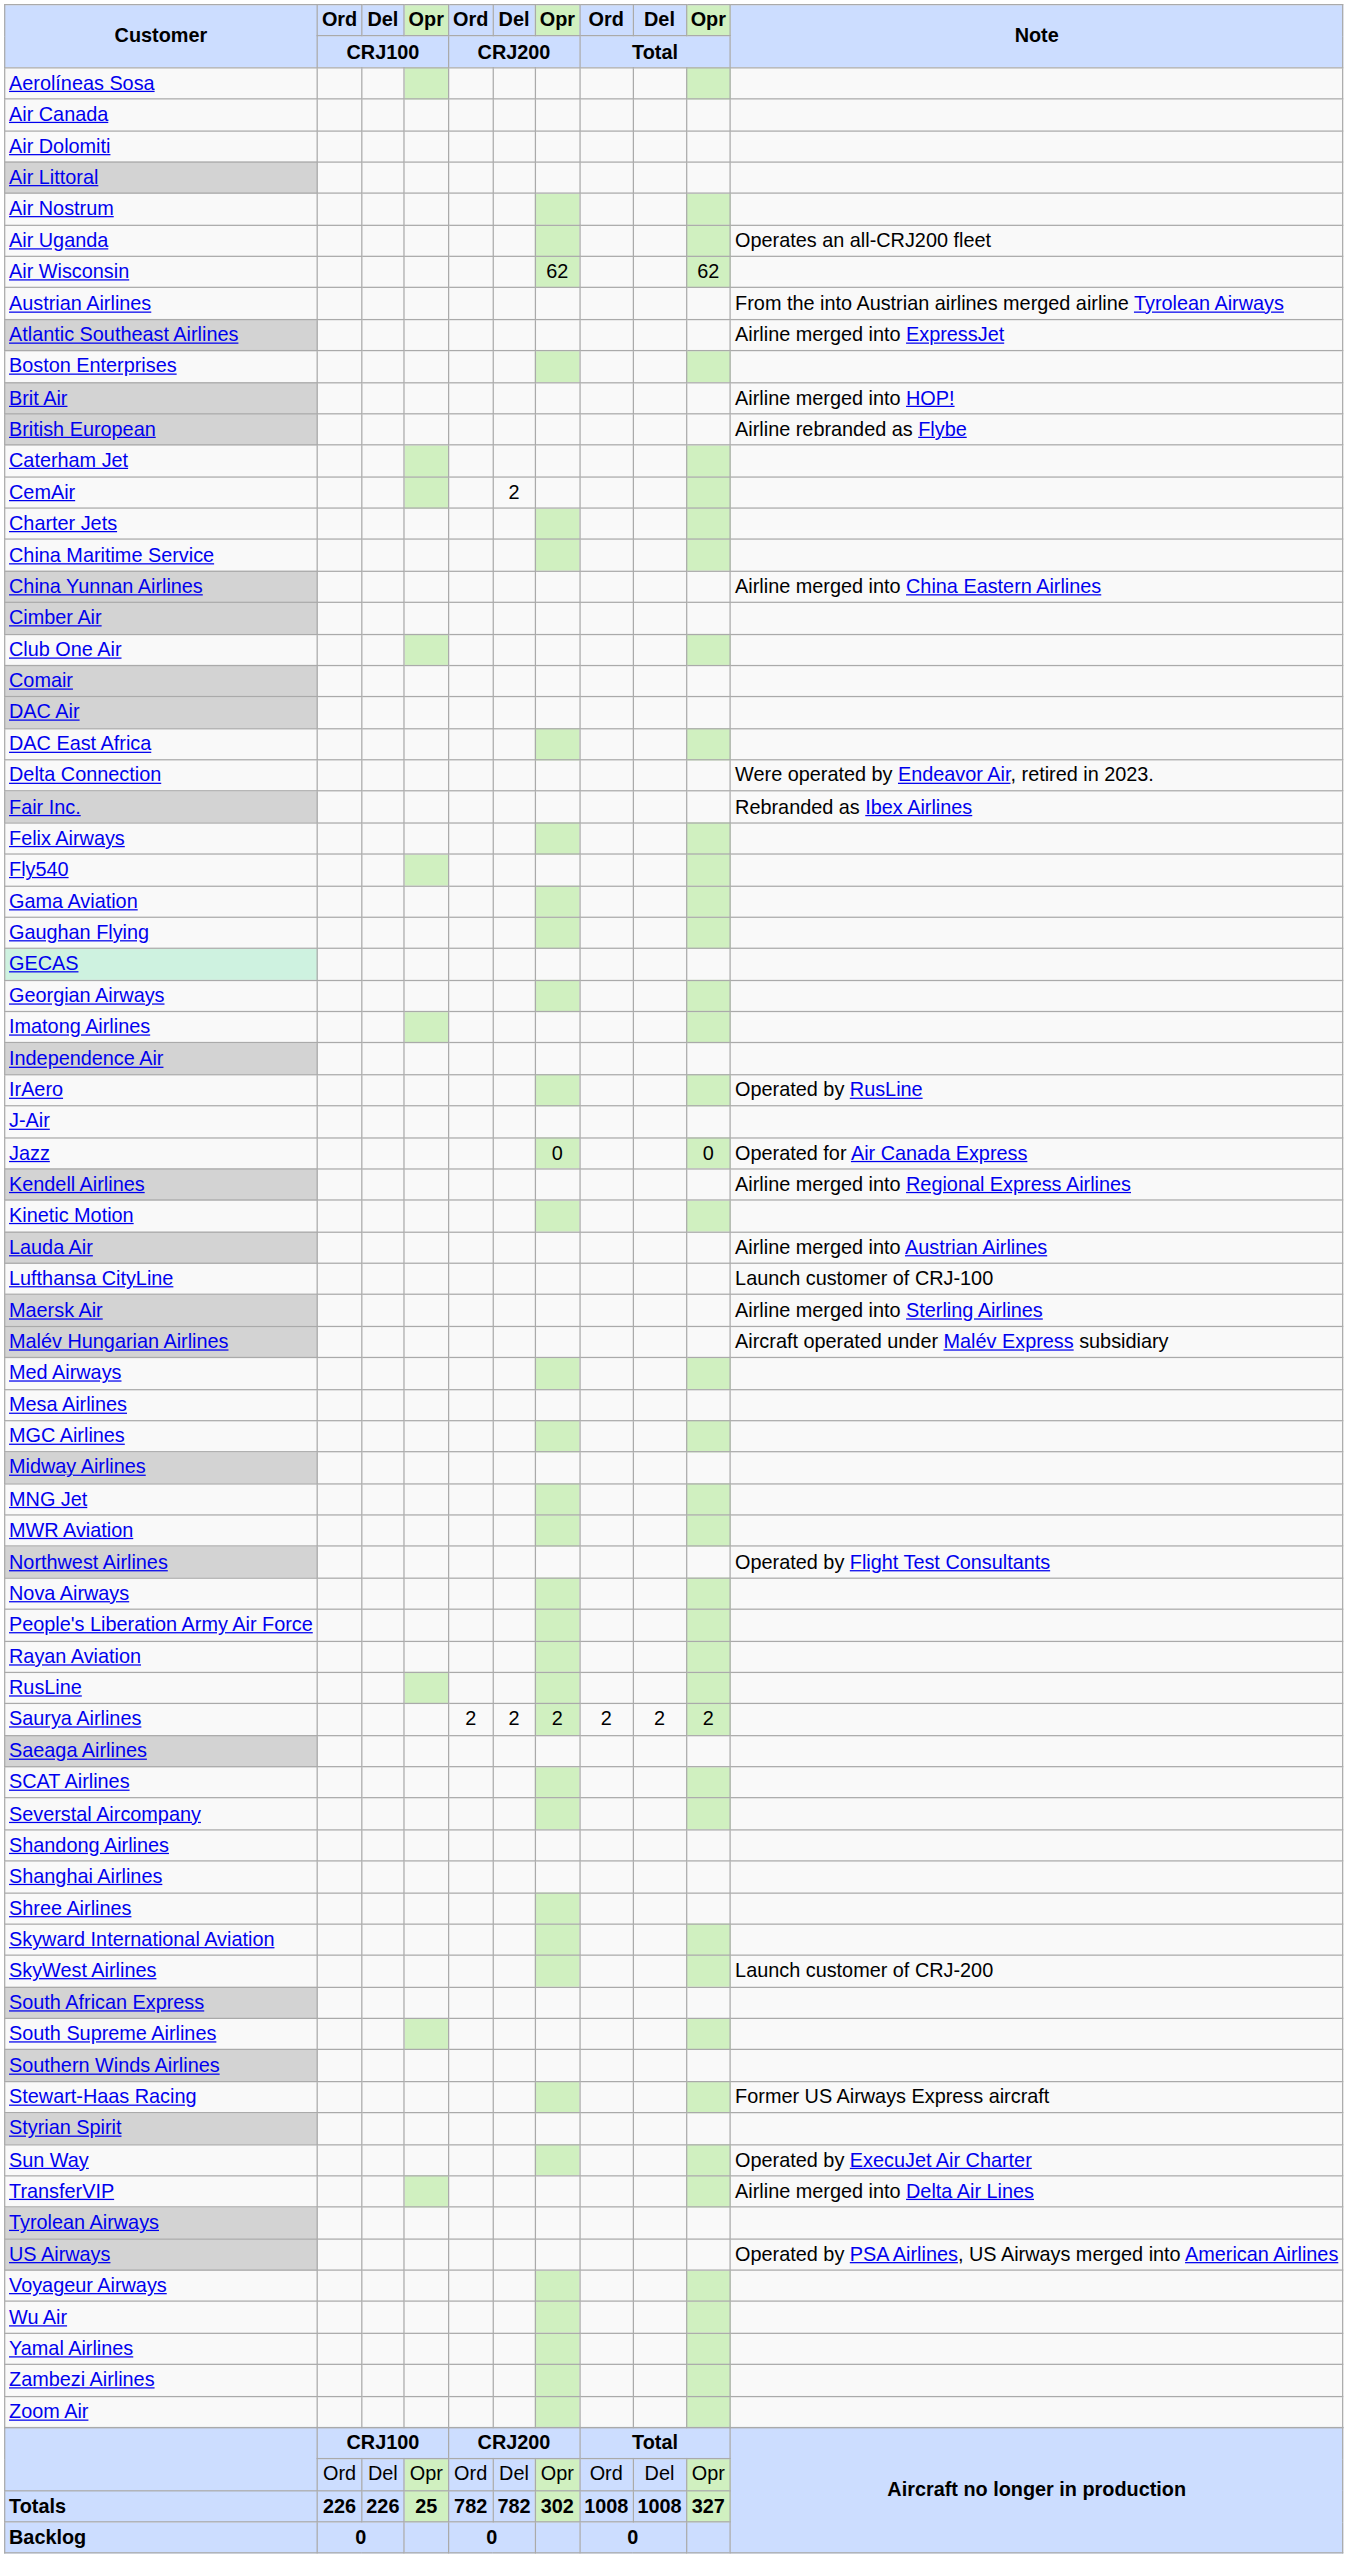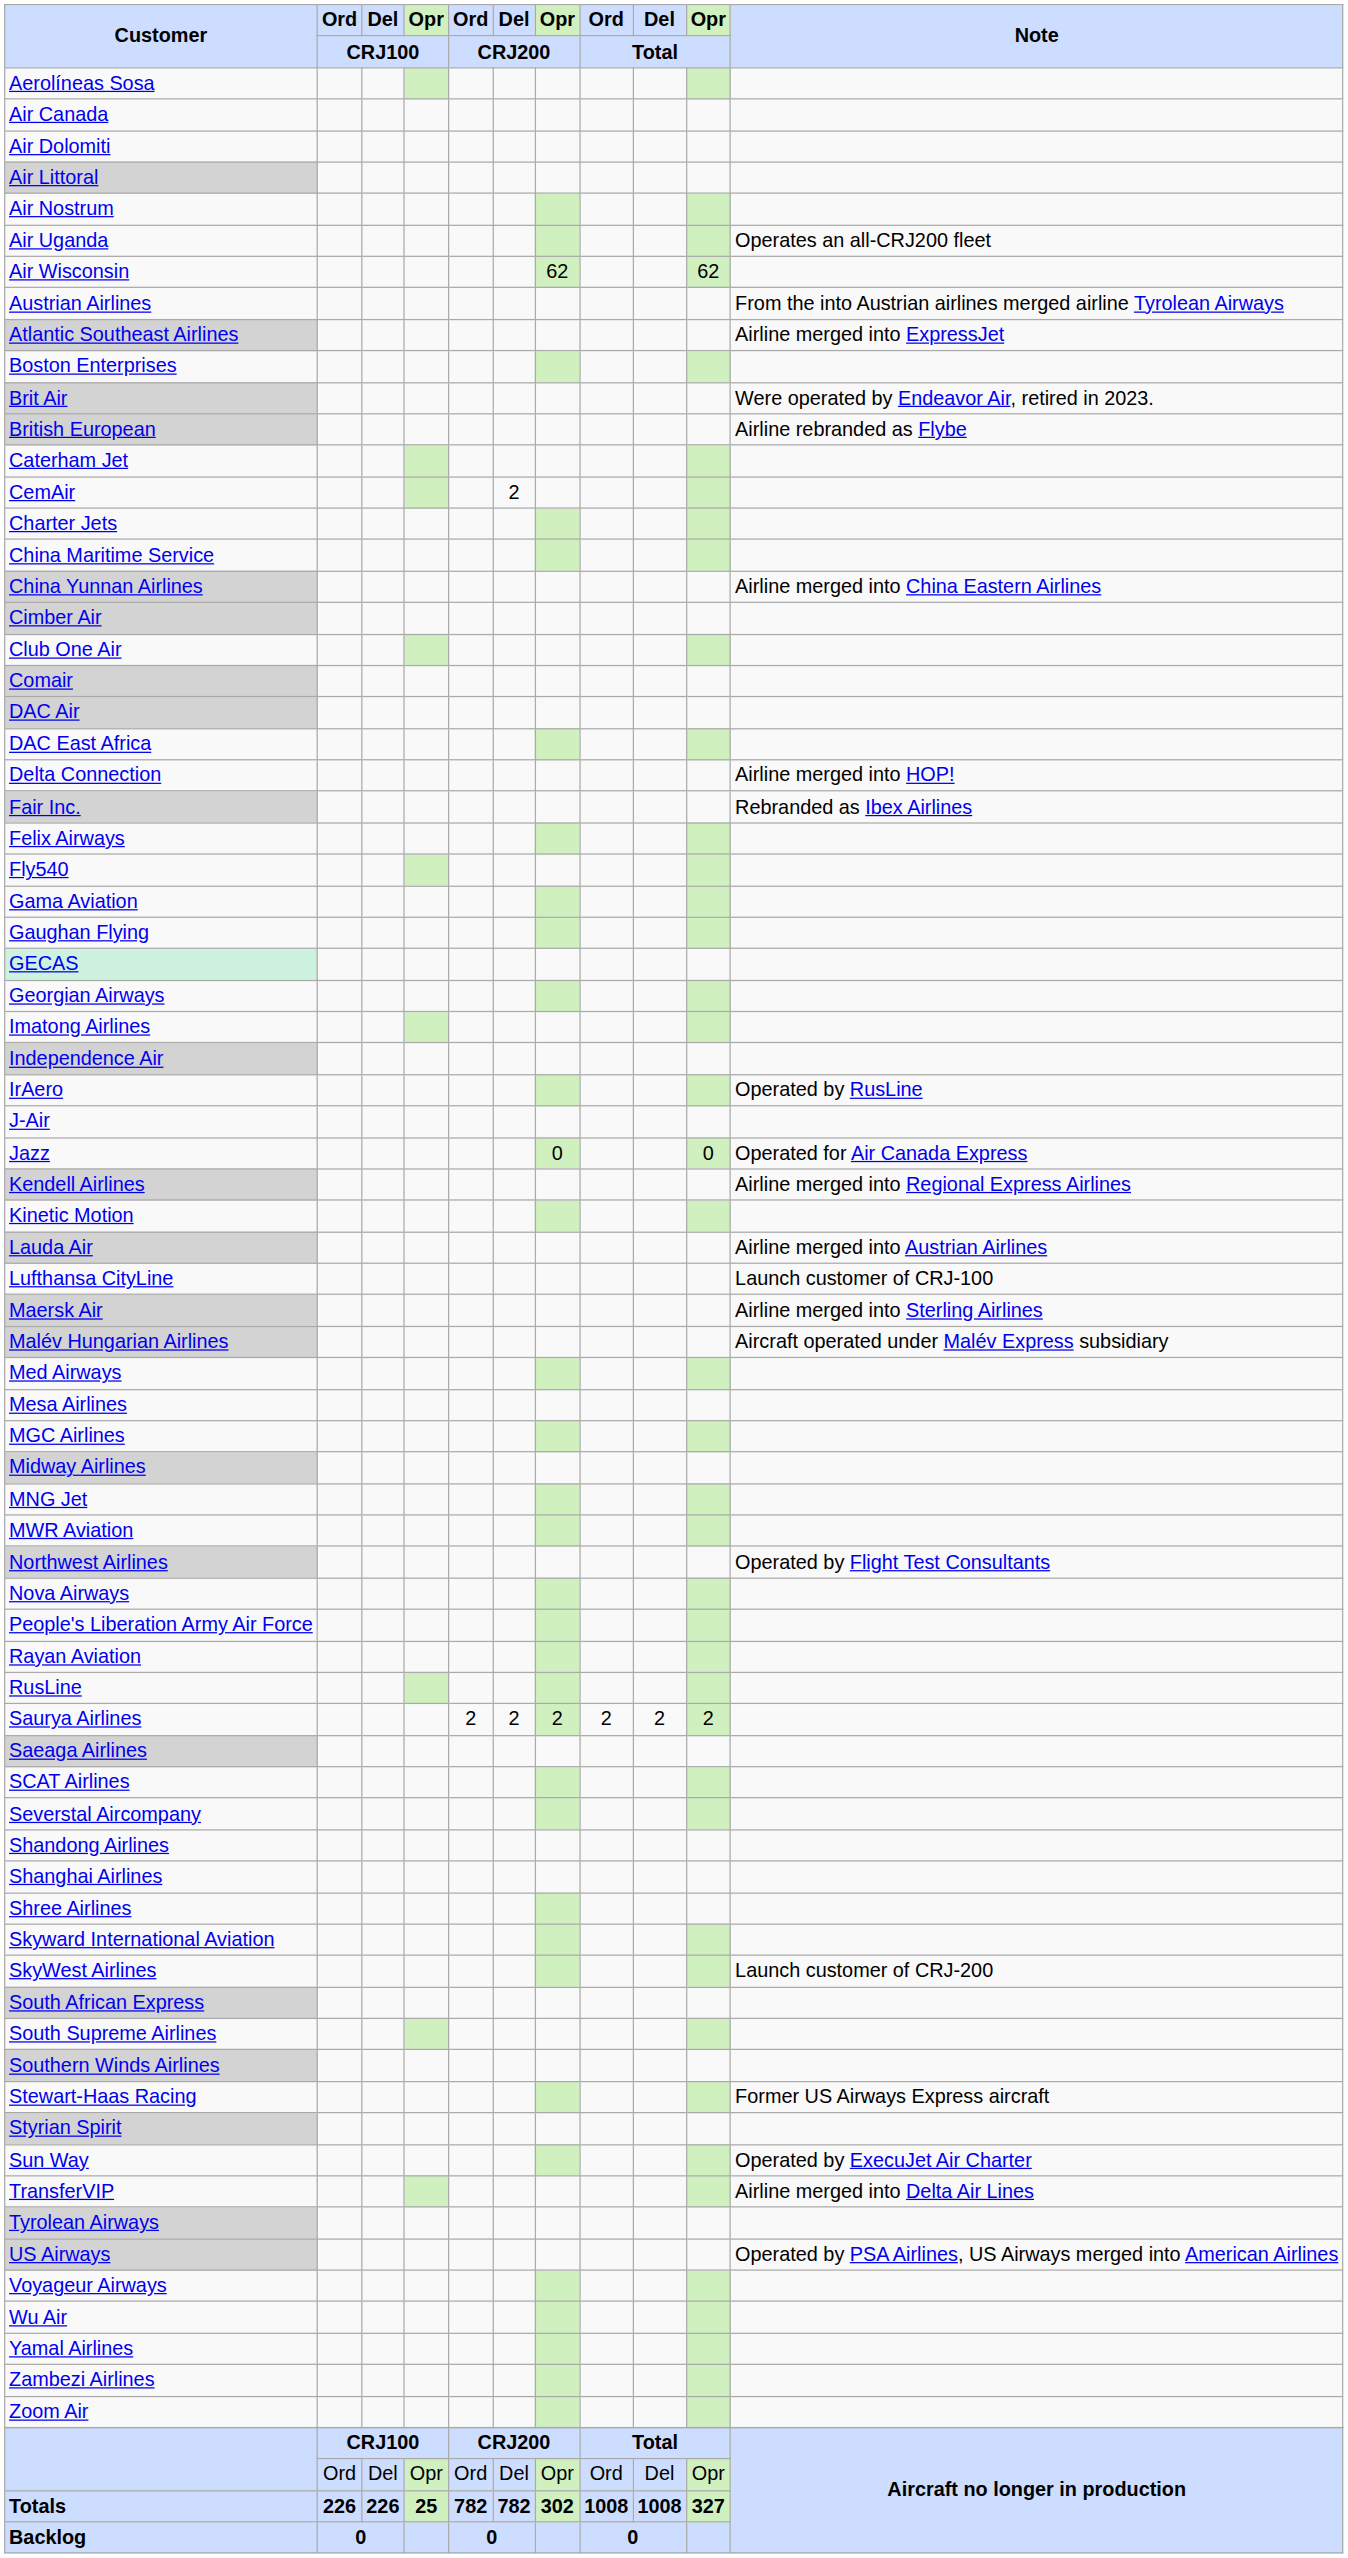(845, 397) Airline merged into HOP! -> (944, 397) Were operated by Endeavor Air, retired in 2023.
(944, 775) Were operated by Endeavor Air, retired in 2023. -> (845, 775) Airline merged into HOP!
